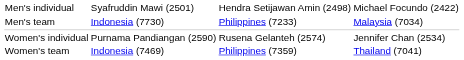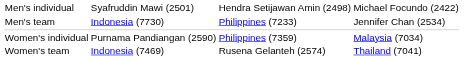(388, 21) Malaysia (7034) -> (399, 21) Jennifer Chan (2534)
(272, 37) Rusena Gelanteh (2574) -> (258, 37) Philippines (7359)
(399, 37) Jennifer Chan (2534) -> (388, 37) Malaysia (7034)
(258, 51) Philippines (7359) -> (272, 51) Rusena Gelanteh (2574)
